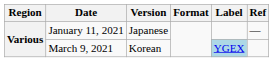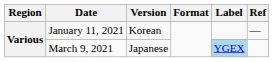(148, 30) Japanese -> (145, 30) Korean
(145, 48) Korean -> (148, 48) Japanese
